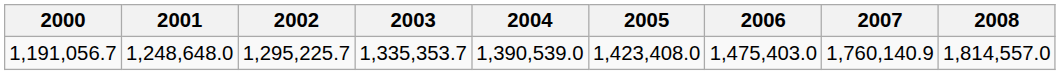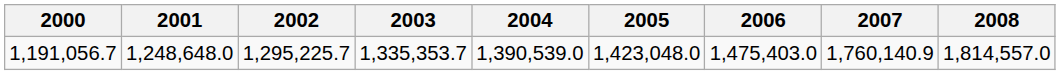(647, 52) 1,423,408.0 -> (647, 52) 1,423,048.0
